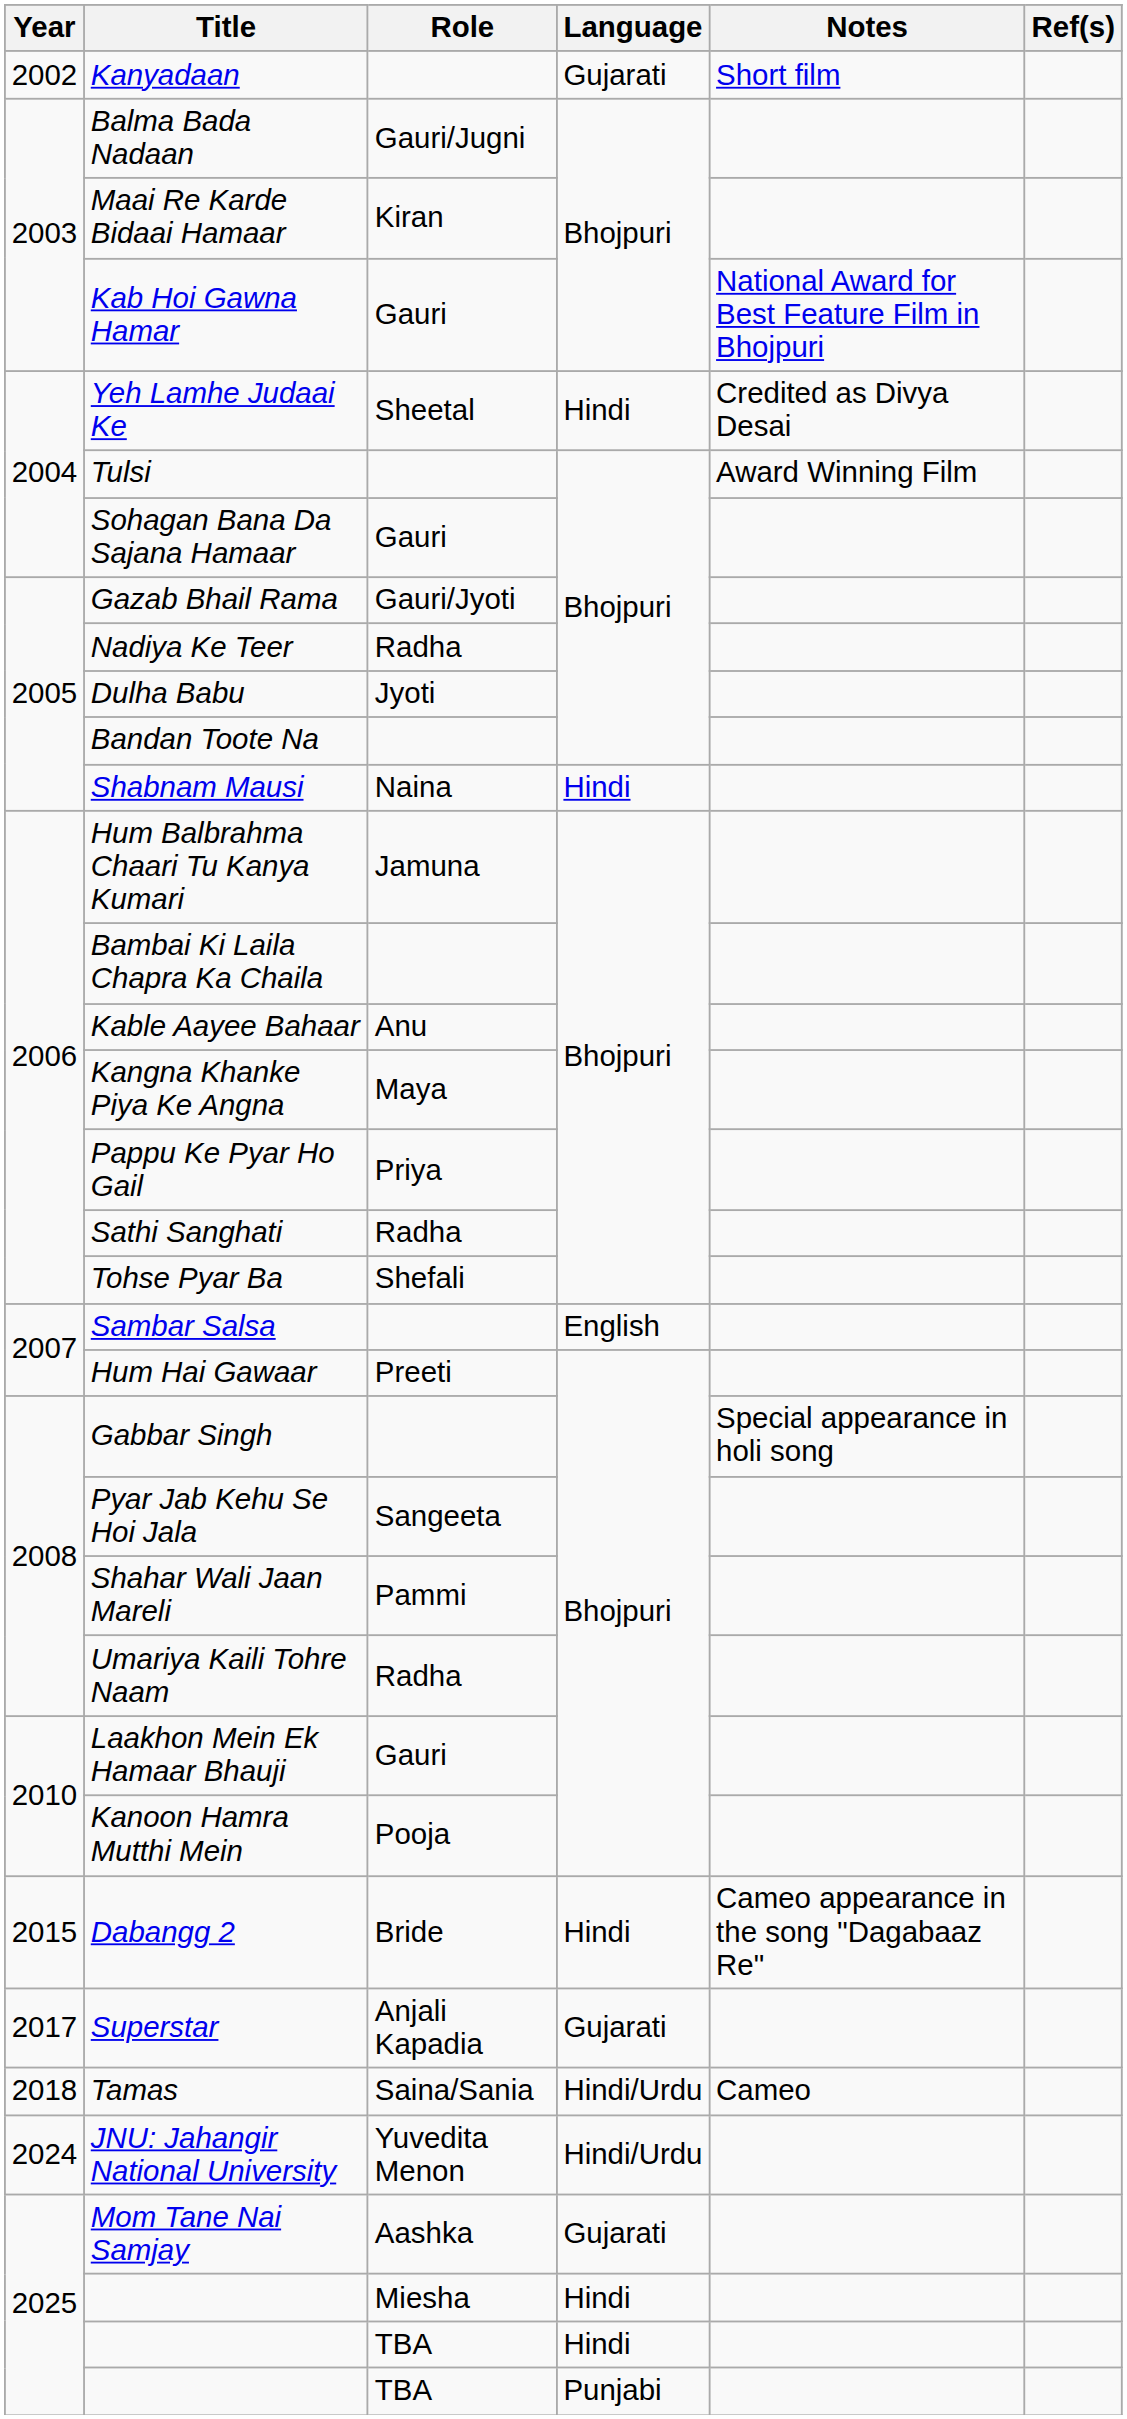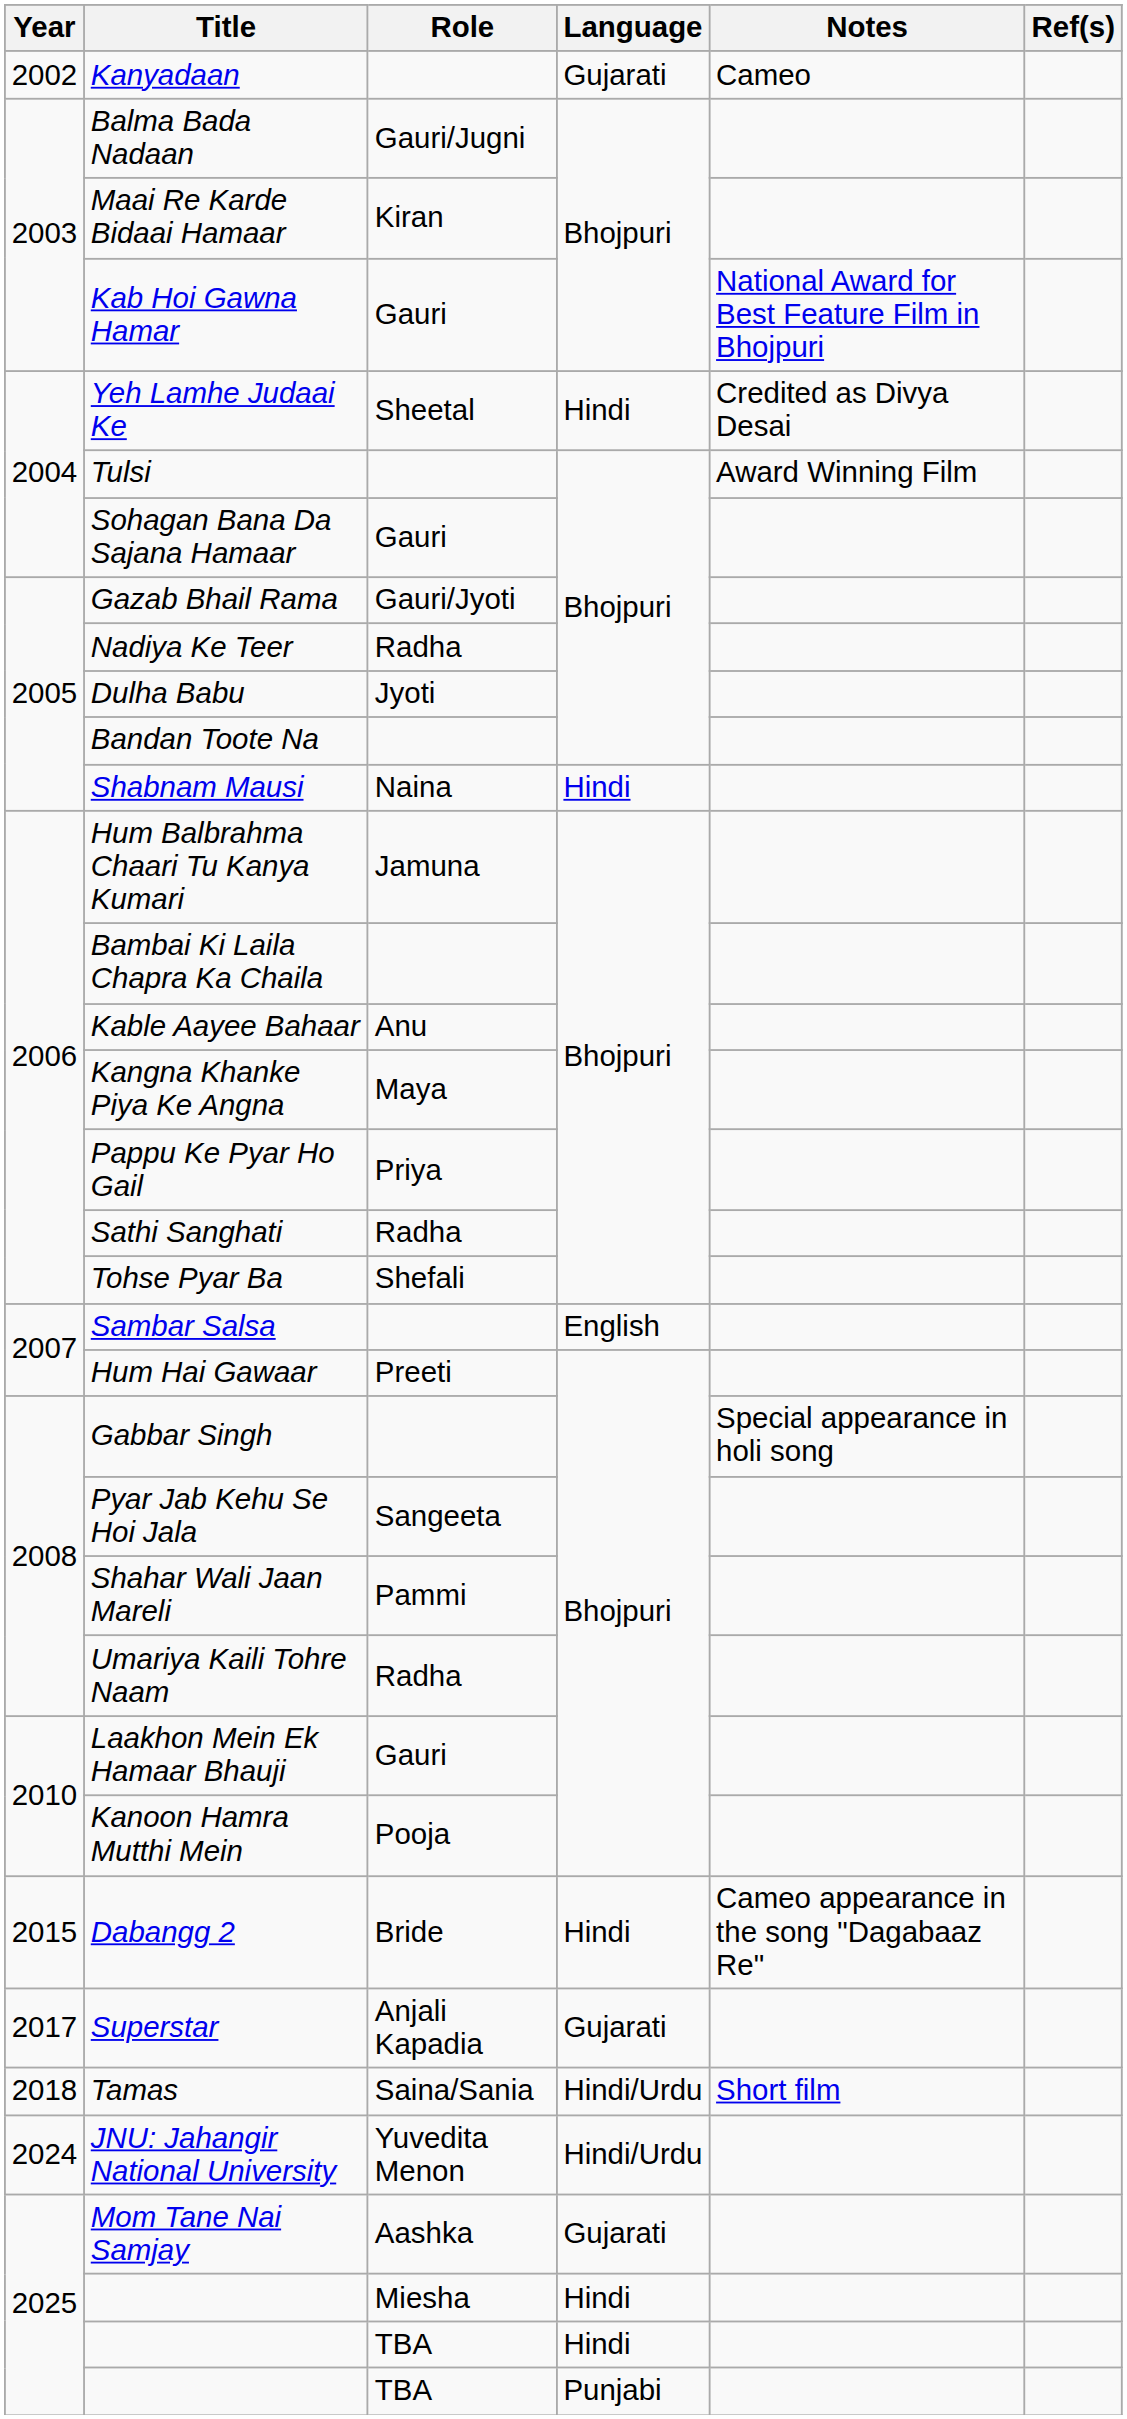(778, 74) Short film -> (764, 74) Cameo
(764, 2090) Cameo -> (778, 2090) Short film
